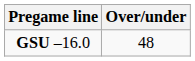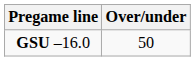(146, 42) 48 -> (146, 42) 50
